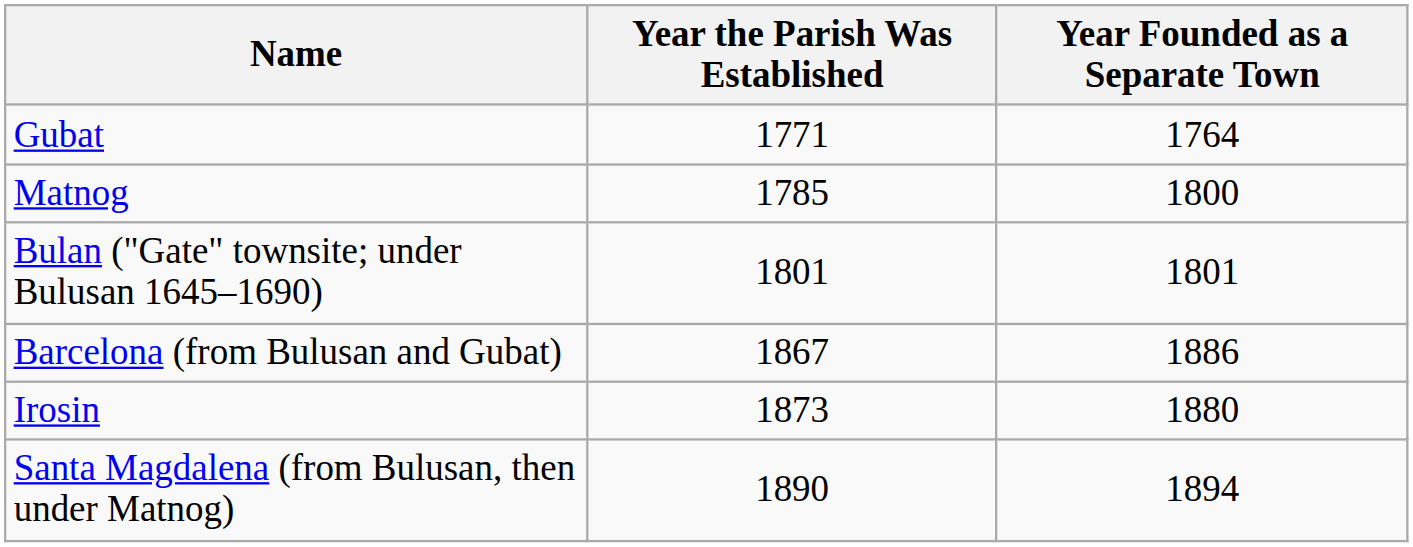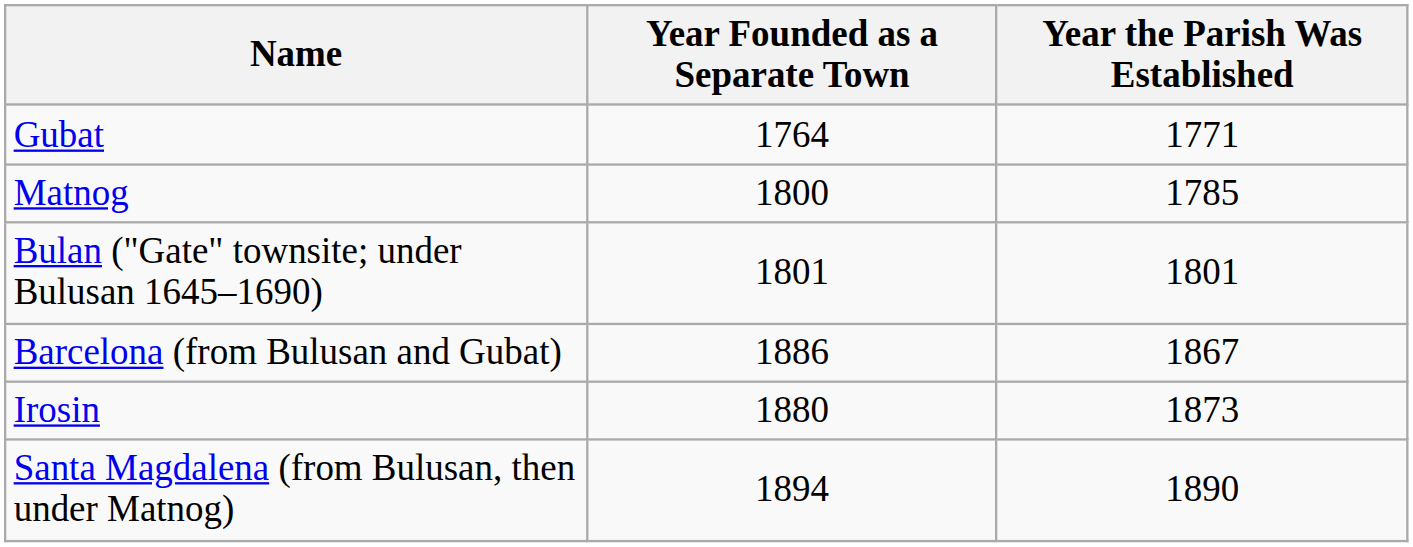columns swapped: (792, 54) <-> (1202, 54)
